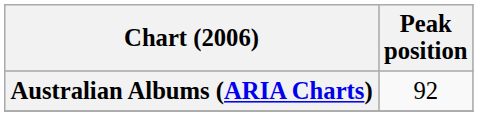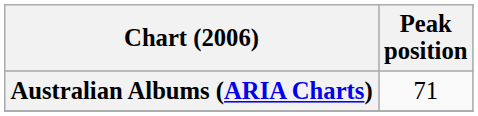(426, 90) 92 -> (426, 90) 71
